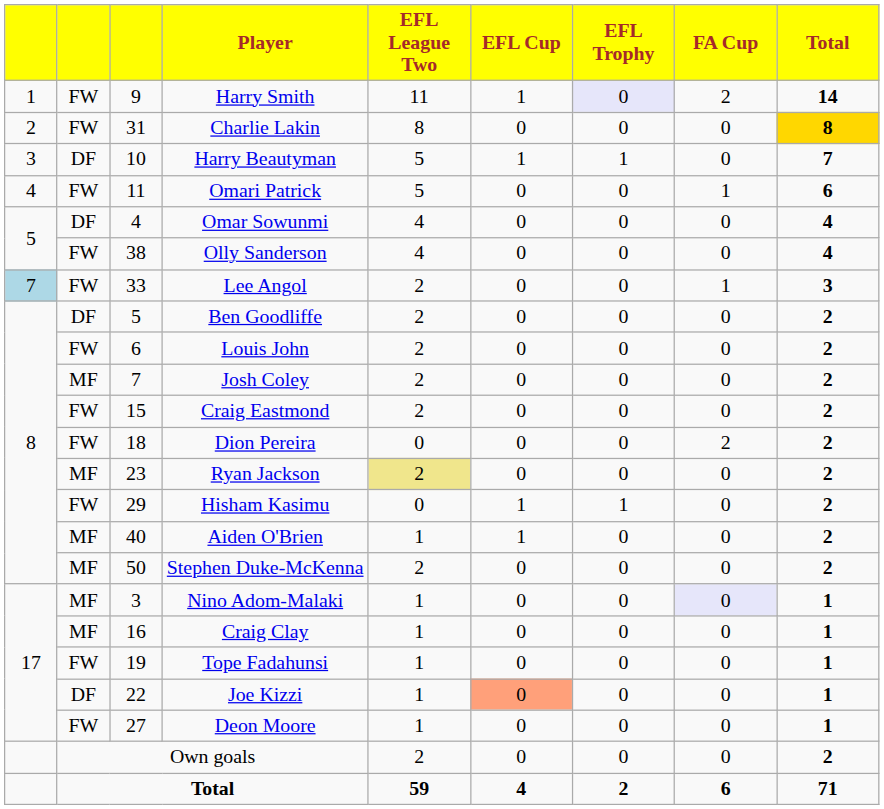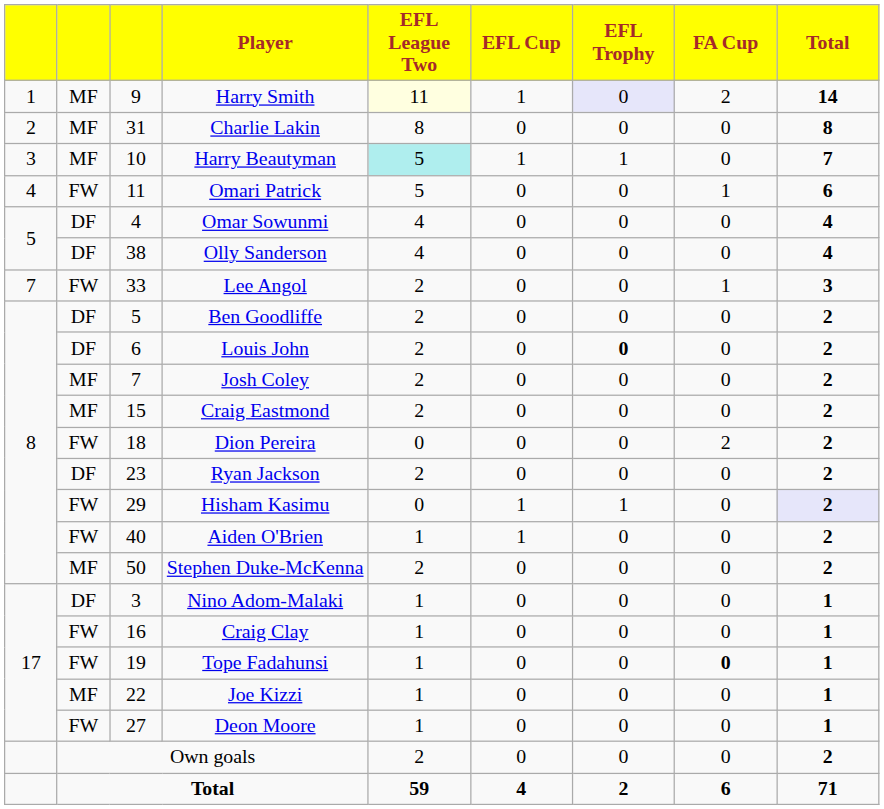(83, 96) FW -> (83, 96) MF
(419, 96) no background -> (419, 96) lightyellow background
(83, 127) FW -> (83, 127) MF
(828, 127) gold background -> (828, 127) no background
(83, 159) DF -> (83, 159) MF
(419, 159) no background -> (419, 159) paleturquoise background
(83, 253) FW -> (83, 253) DF
(31, 285) lightblue background -> (31, 285) no background
(83, 348) FW -> (83, 348) DF
(623, 348) normal -> (623, 348) bold
(83, 410) FW -> (83, 410) MF
(83, 473) MF -> (83, 473) DF
(419, 473) khaki background -> (419, 473) no background
(828, 505) no background -> (828, 505) lavender background
(83, 536) MF -> (83, 536) FW
(83, 599) MF -> (83, 599) DF
(726, 599) lavender background -> (726, 599) no background
(83, 631) MF -> (83, 631) FW
(726, 662) normal -> (726, 662) bold
(83, 694) DF -> (83, 694) MF
(521, 694) lightsalmon background -> (521, 694) no background
